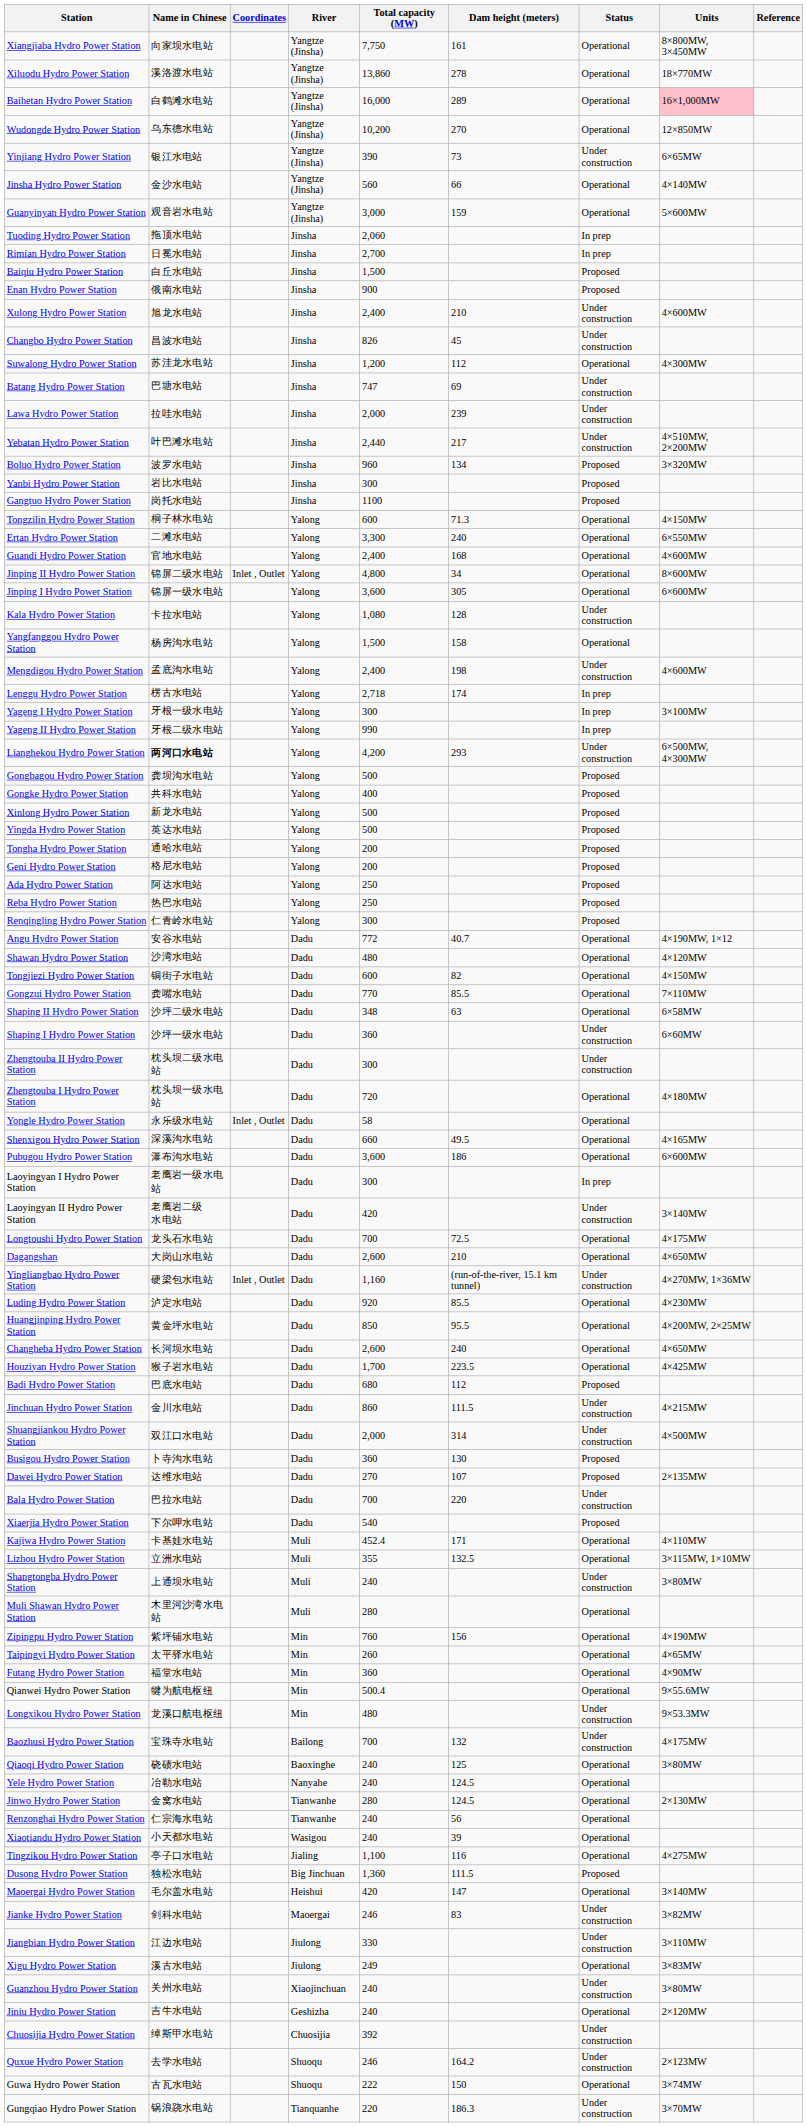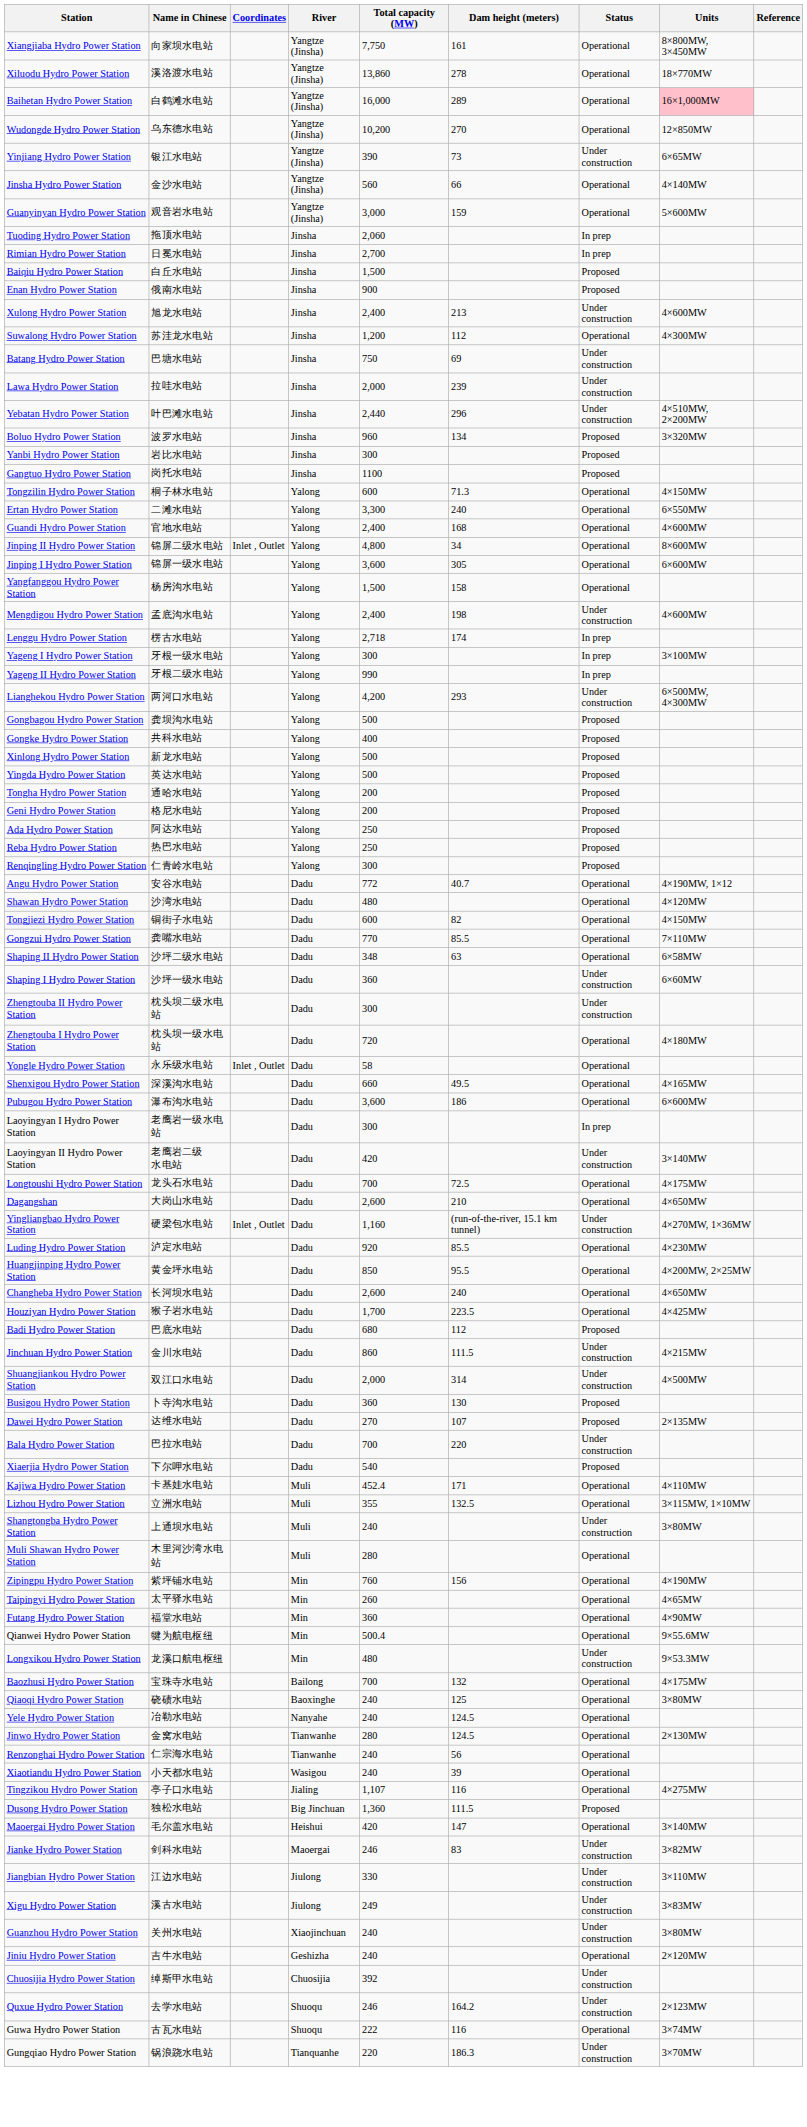(459, 313) 210 -> (459, 313) 213
- row: (70, 340)
(370, 386) 747 -> (370, 359) 750
(459, 442) 217 -> (459, 414) 296
- row: (61, 615)
(182, 752) bold -> (182, 697) normal
(607, 1742) Under construction -> (606, 1681) Operational
(374, 1855) 1,100 -> (374, 1790) 1,107
(606, 1965) Operational -> (607, 1905) Under construction
(459, 2085) 150 -> (459, 2029) 116
